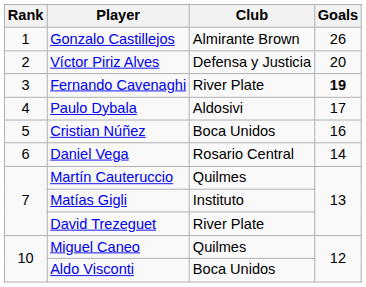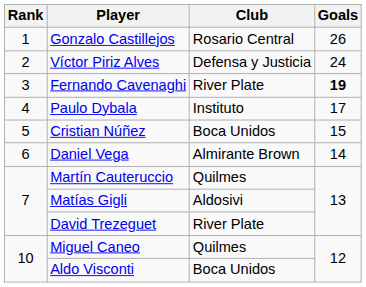(246, 39) Almirante Brown -> (243, 39) Rosario Central
(338, 62) 20 -> (338, 62) 24
(218, 108) Aldosivi -> (218, 108) Instituto
(338, 131) 16 -> (338, 131) 15
(243, 154) Rosario Central -> (246, 154) Almirante Brown
(218, 200) Instituto -> (218, 200) Aldosivi
